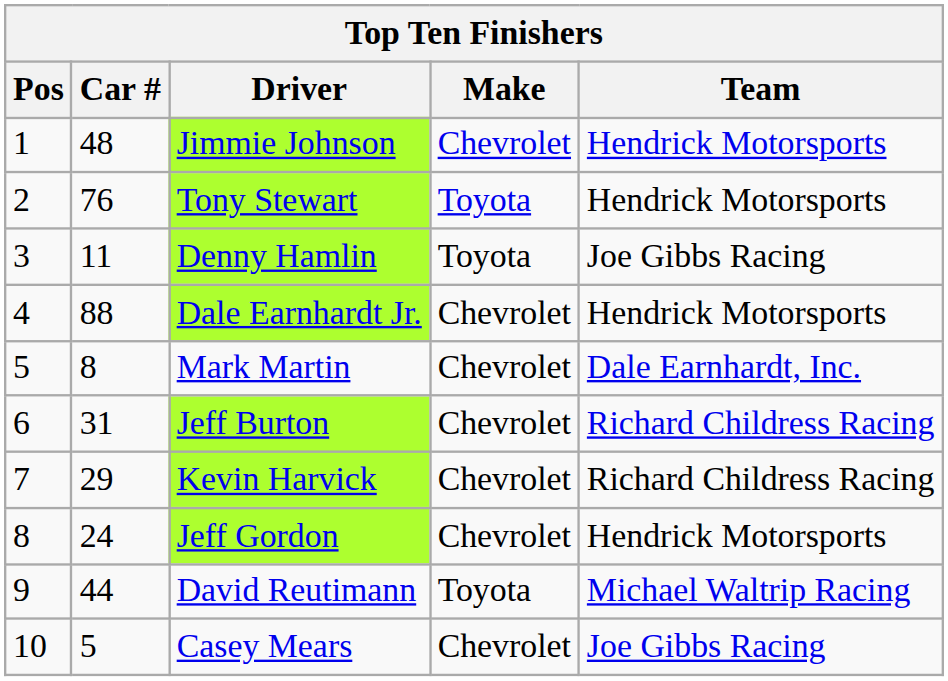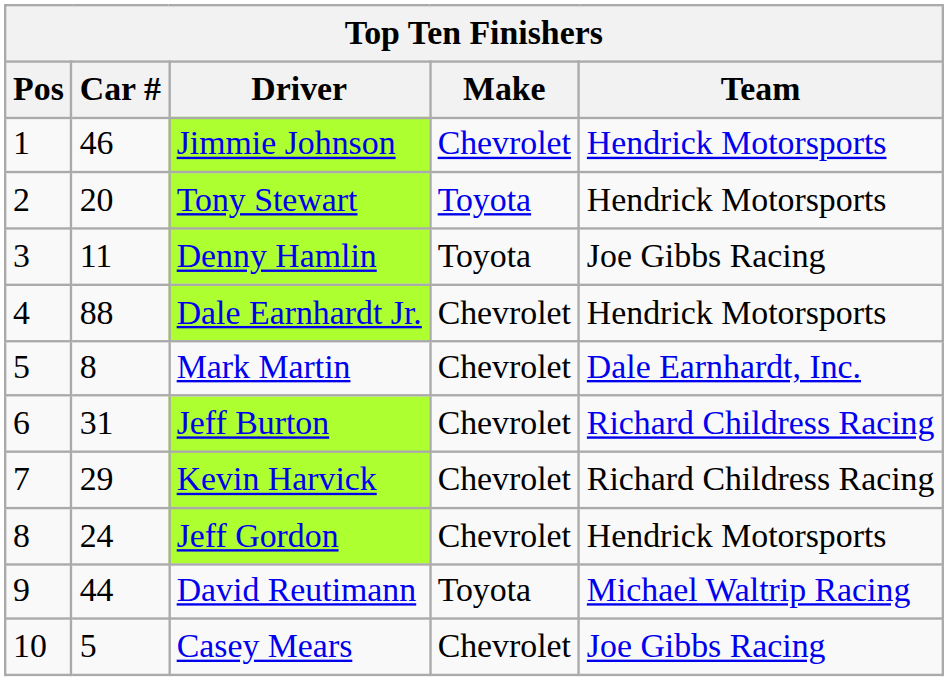(97, 144) 48 -> (97, 144) 46
(97, 200) 76 -> (97, 200) 20
